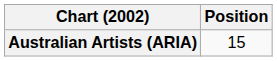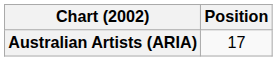(236, 42) 15 -> (236, 42) 17
